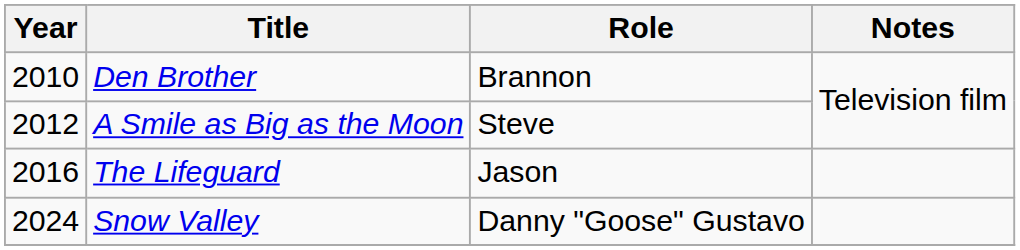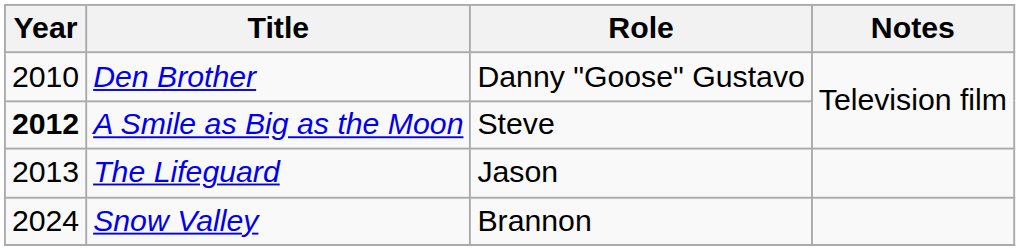(535, 76) Brannon -> (641, 76) Danny "Goose" Gustavo
(46, 124) normal -> (46, 124) bold
(46, 172) 2016 -> (46, 172) 2013
(641, 220) Danny "Goose" Gustavo -> (535, 220) Brannon
